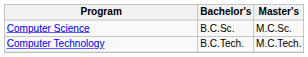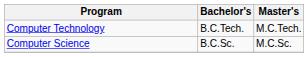rows swapped: (48, 28) <-> (56, 44)
